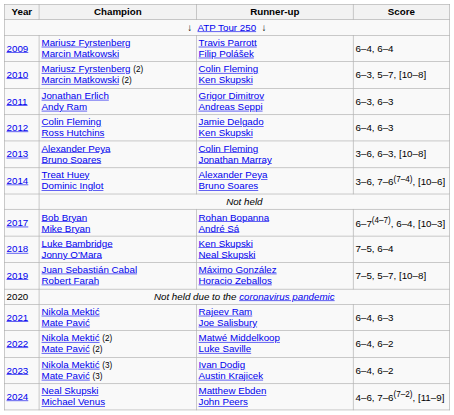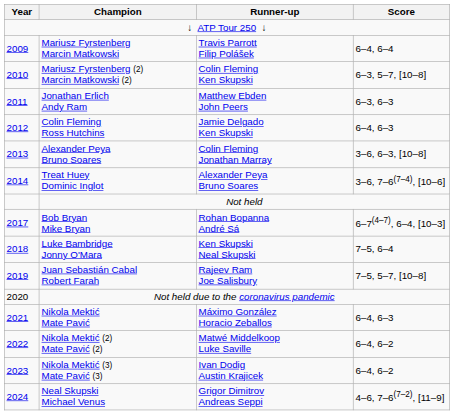(231, 101) Grigor Dimitrov Andreas Seppi -> (232, 101) Matthew Ebden John Peers
(238, 275) Máximo González Horacio Zeballos -> (228, 275) Rajeev Ram Joe Salisbury
(228, 317) Rajeev Ram Joe Salisbury -> (238, 317) Máximo González Horacio Zeballos
(232, 397) Matthew Ebden John Peers -> (231, 397) Grigor Dimitrov Andreas Seppi
